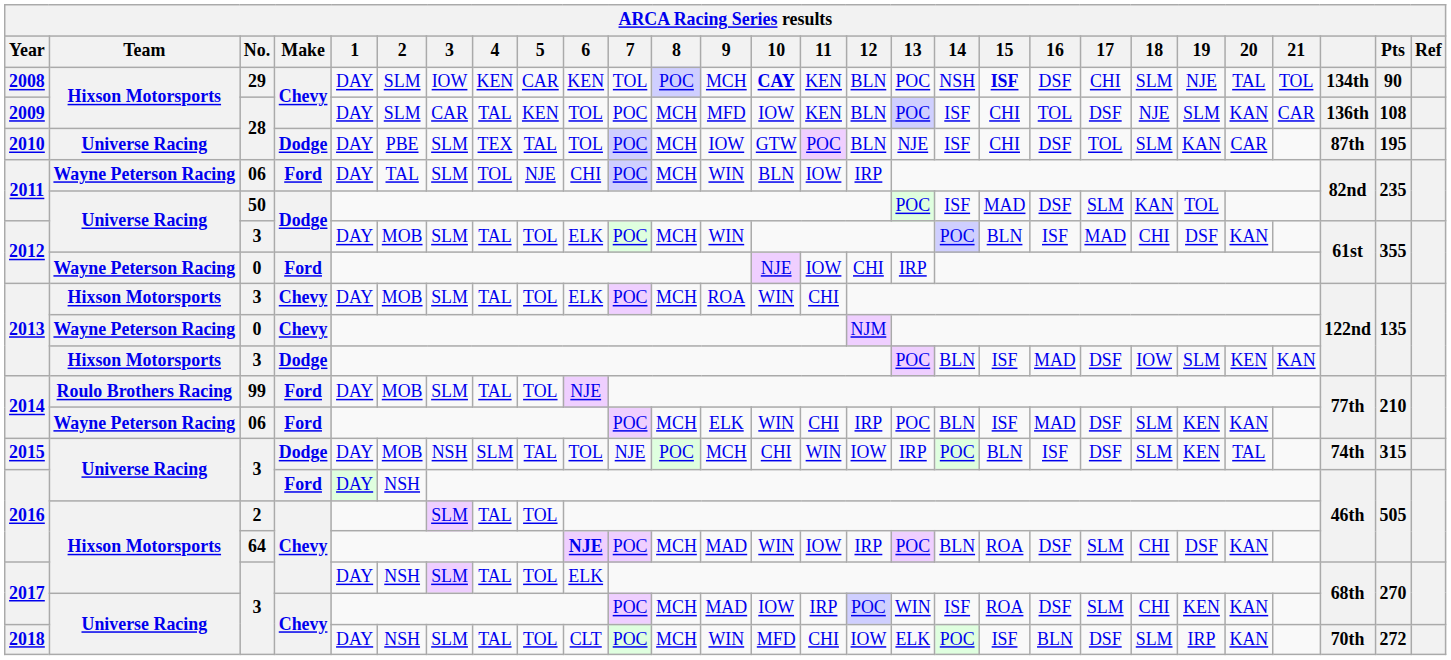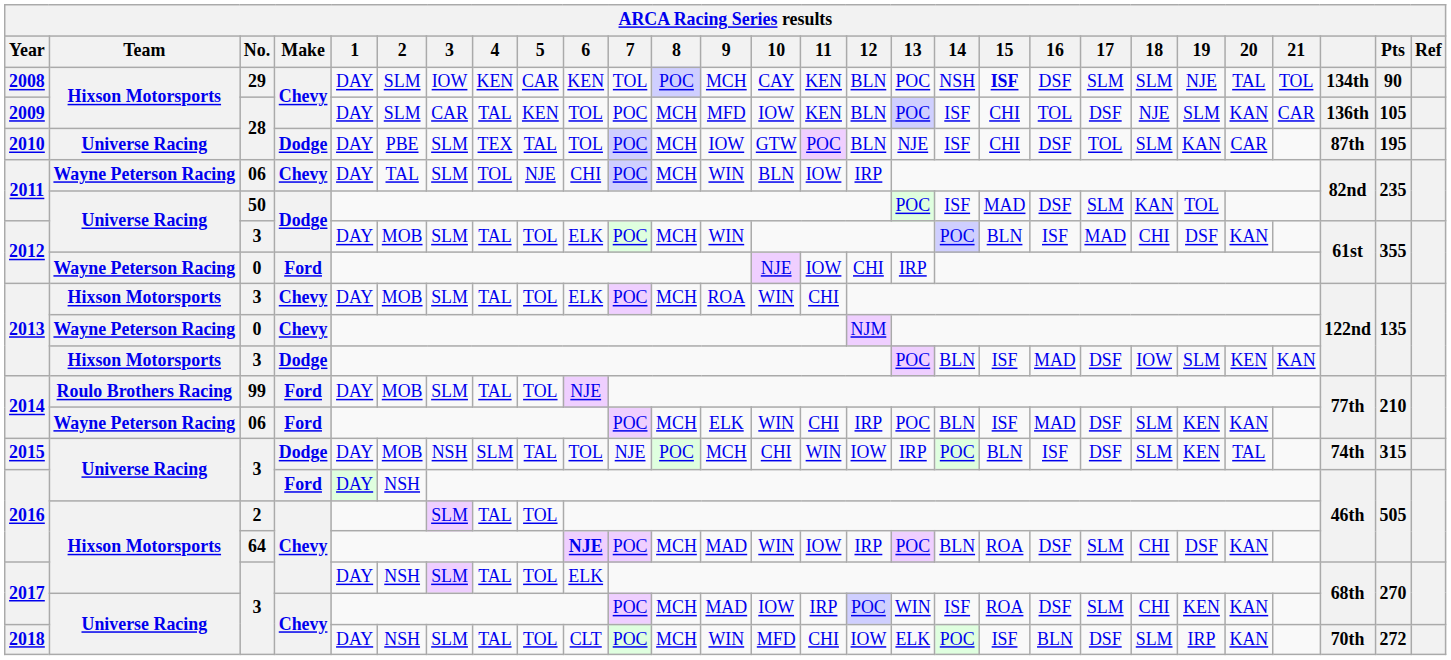(776, 81) bold -> (776, 81) normal
(1105, 81) CHI -> (1105, 81) SLM
(1393, 112) 108 -> (1393, 112) 105
(303, 174) Ford -> (303, 174) Chevy
